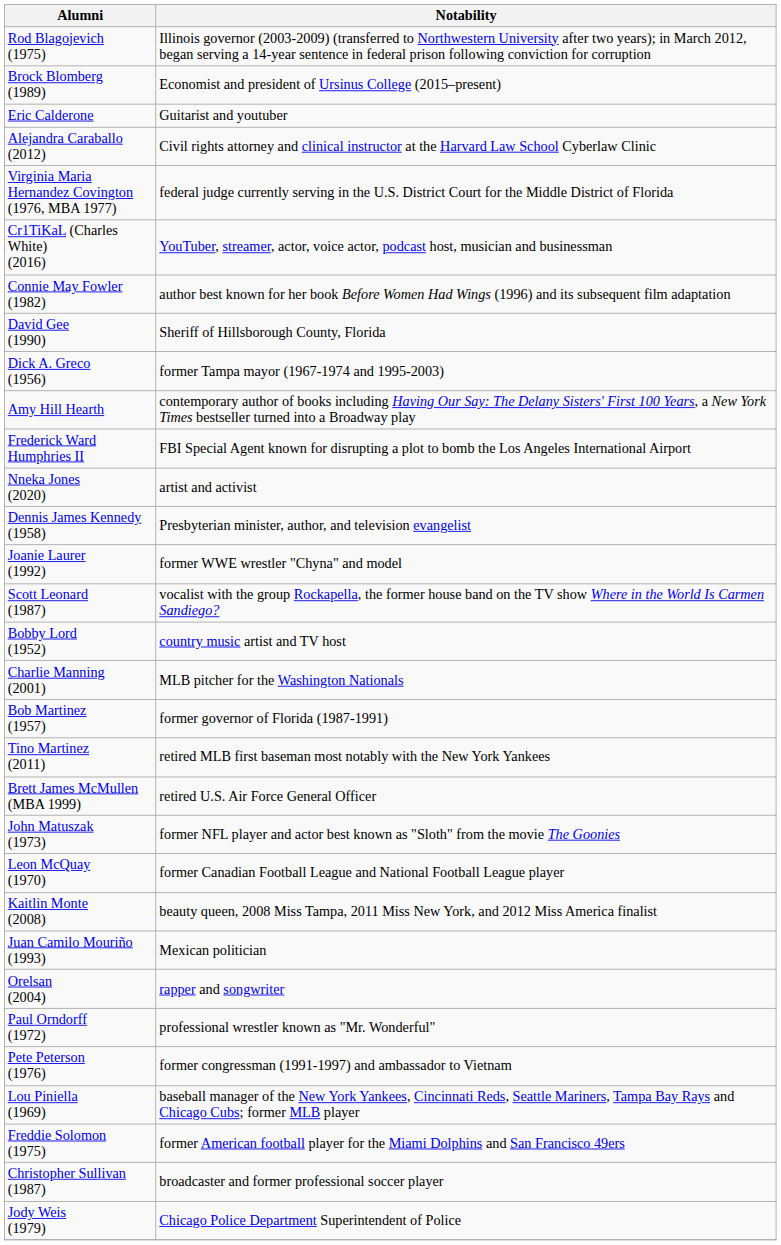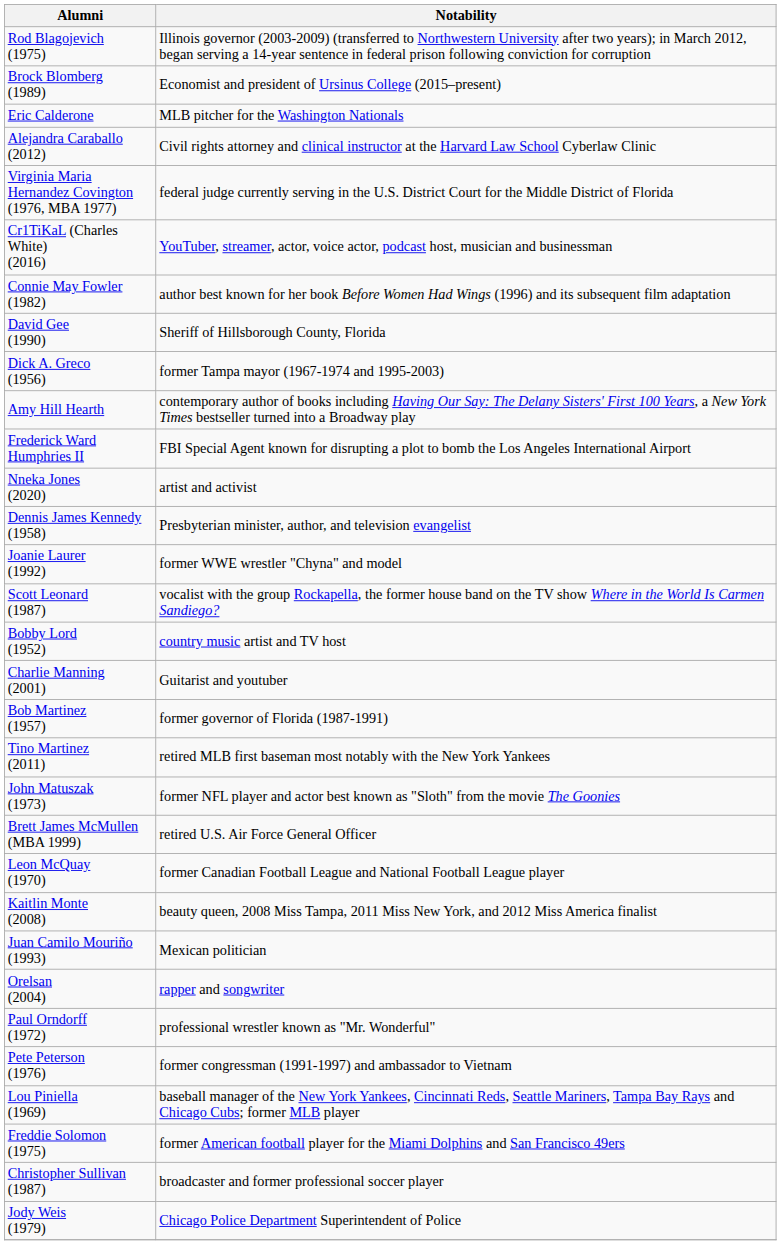(223, 115) Guitarist and youtuber -> (281, 115) MLB pitcher for the Washington Nationals
(281, 680) MLB pitcher for the Washington Nationals -> (223, 680) Guitarist and youtuber
rows swapped: (51, 834) <-> (73, 795)
